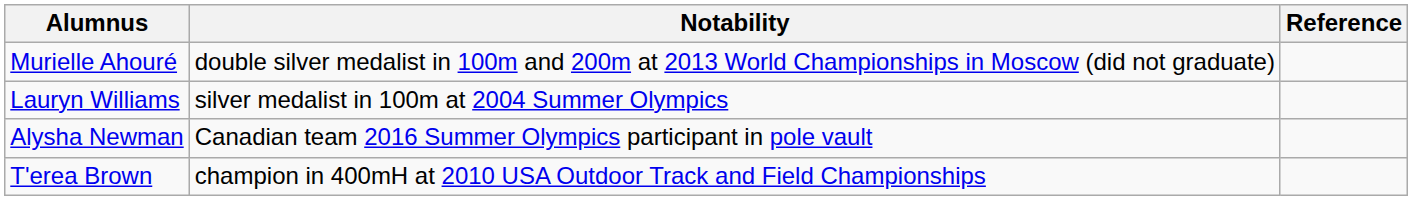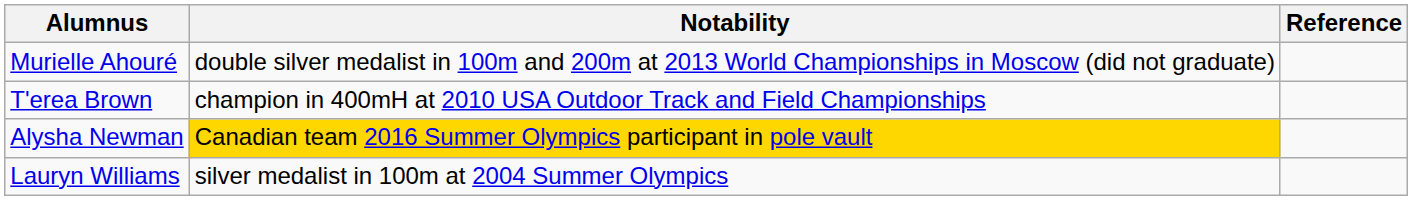rows swapped: (81, 175) <-> (95, 99)
(534, 137) no background -> (534, 137) gold background
